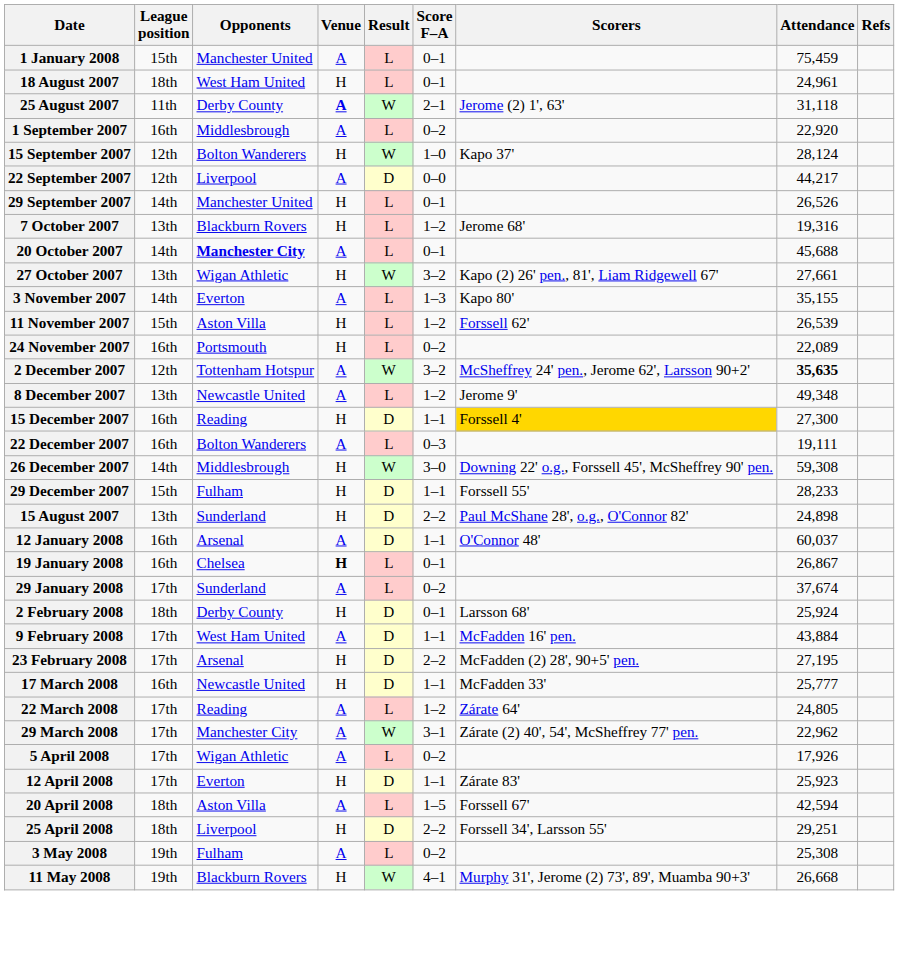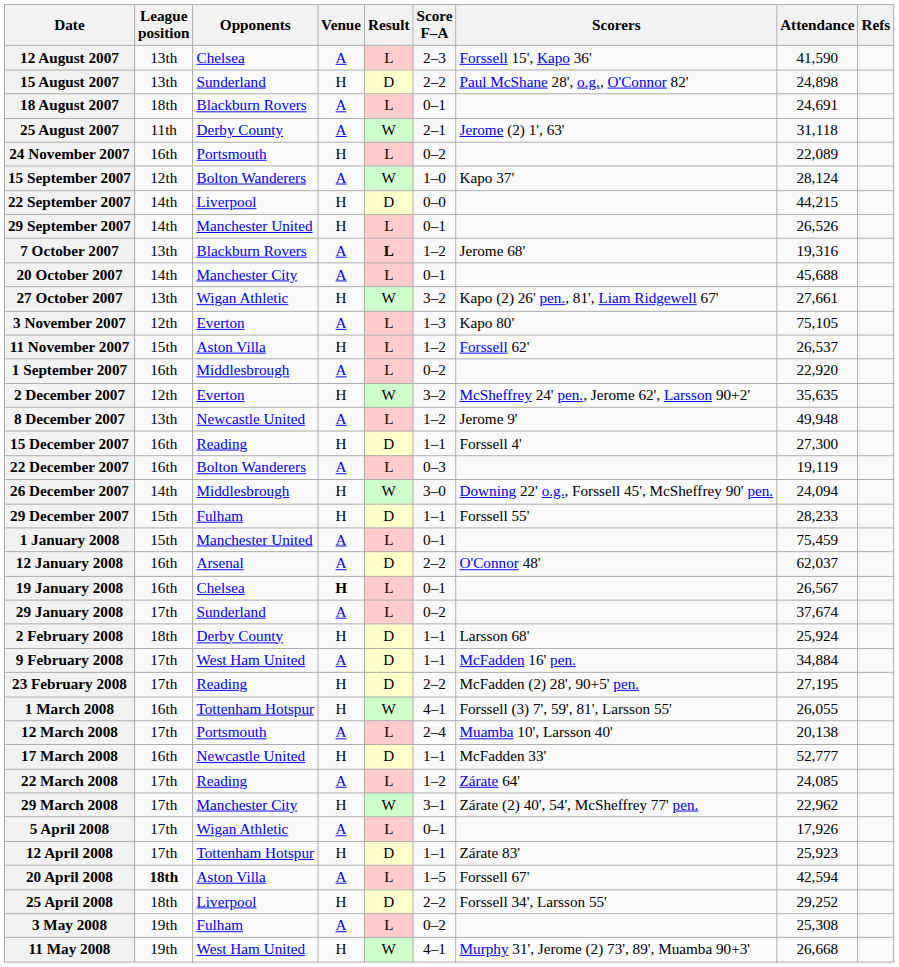+ row: (69, 57)
rows swapped: (69, 515) <-> (69, 57)
(251, 81) West Ham United -> (252, 105) Blackburn Rovers
(341, 81) H -> (341, 105) A
(817, 81) 24,961 -> (817, 105) 24,691
(341, 105) bold -> (341, 130) normal
rows swapped: (69, 130) <-> (69, 347)
(341, 154) H -> (341, 178) A
(164, 178) 12th -> (164, 202) 14th
(341, 178) A -> (341, 202) H
(817, 178) 44,217 -> (817, 202) 44,215
(341, 226) H -> (341, 250) A
(389, 226) normal -> (389, 250) bold
(251, 250) bold -> (247, 274) normal
(164, 298) 14th -> (164, 322) 12th
(817, 298) 35,155 -> (817, 322) 75,105
(817, 322) 26,539 -> (817, 347) 26,537
(255, 371) Tottenham Hotspur -> (221, 395) Everton
(341, 371) A -> (341, 395) H
(817, 371) bold -> (817, 395) normal
(817, 395) 49,348 -> (817, 419) 49,948
(491, 419) gold background -> (491, 443) no background
(817, 443) 19,111 -> (817, 467) 19,119
(817, 467) 59,308 -> (817, 491) 24,094
(434, 539) 1–1 -> (434, 563) 2–2
(817, 539) 60,037 -> (817, 563) 62,037
(817, 563) 26,867 -> (817, 588) 26,567
(434, 612) 0–1 -> (434, 636) 1–1
(817, 636) 43,884 -> (817, 660) 34,884
(220, 660) Arsenal -> (222, 684) Reading
+ row: (69, 708)
+ row: (69, 732)
(817, 684) 25,777 -> (817, 756) 52,777
(817, 708) 24,805 -> (817, 780) 24,085
(341, 732) A -> (341, 805) H
(434, 756) 0–2 -> (434, 829) 0–1
(221, 780) Everton -> (255, 853) Tottenham Hotspur
(164, 805) normal -> (164, 877) bold
(817, 829) 29,251 -> (817, 901) 29,252
(252, 877) Blackburn Rovers -> (251, 949) West Ham United
